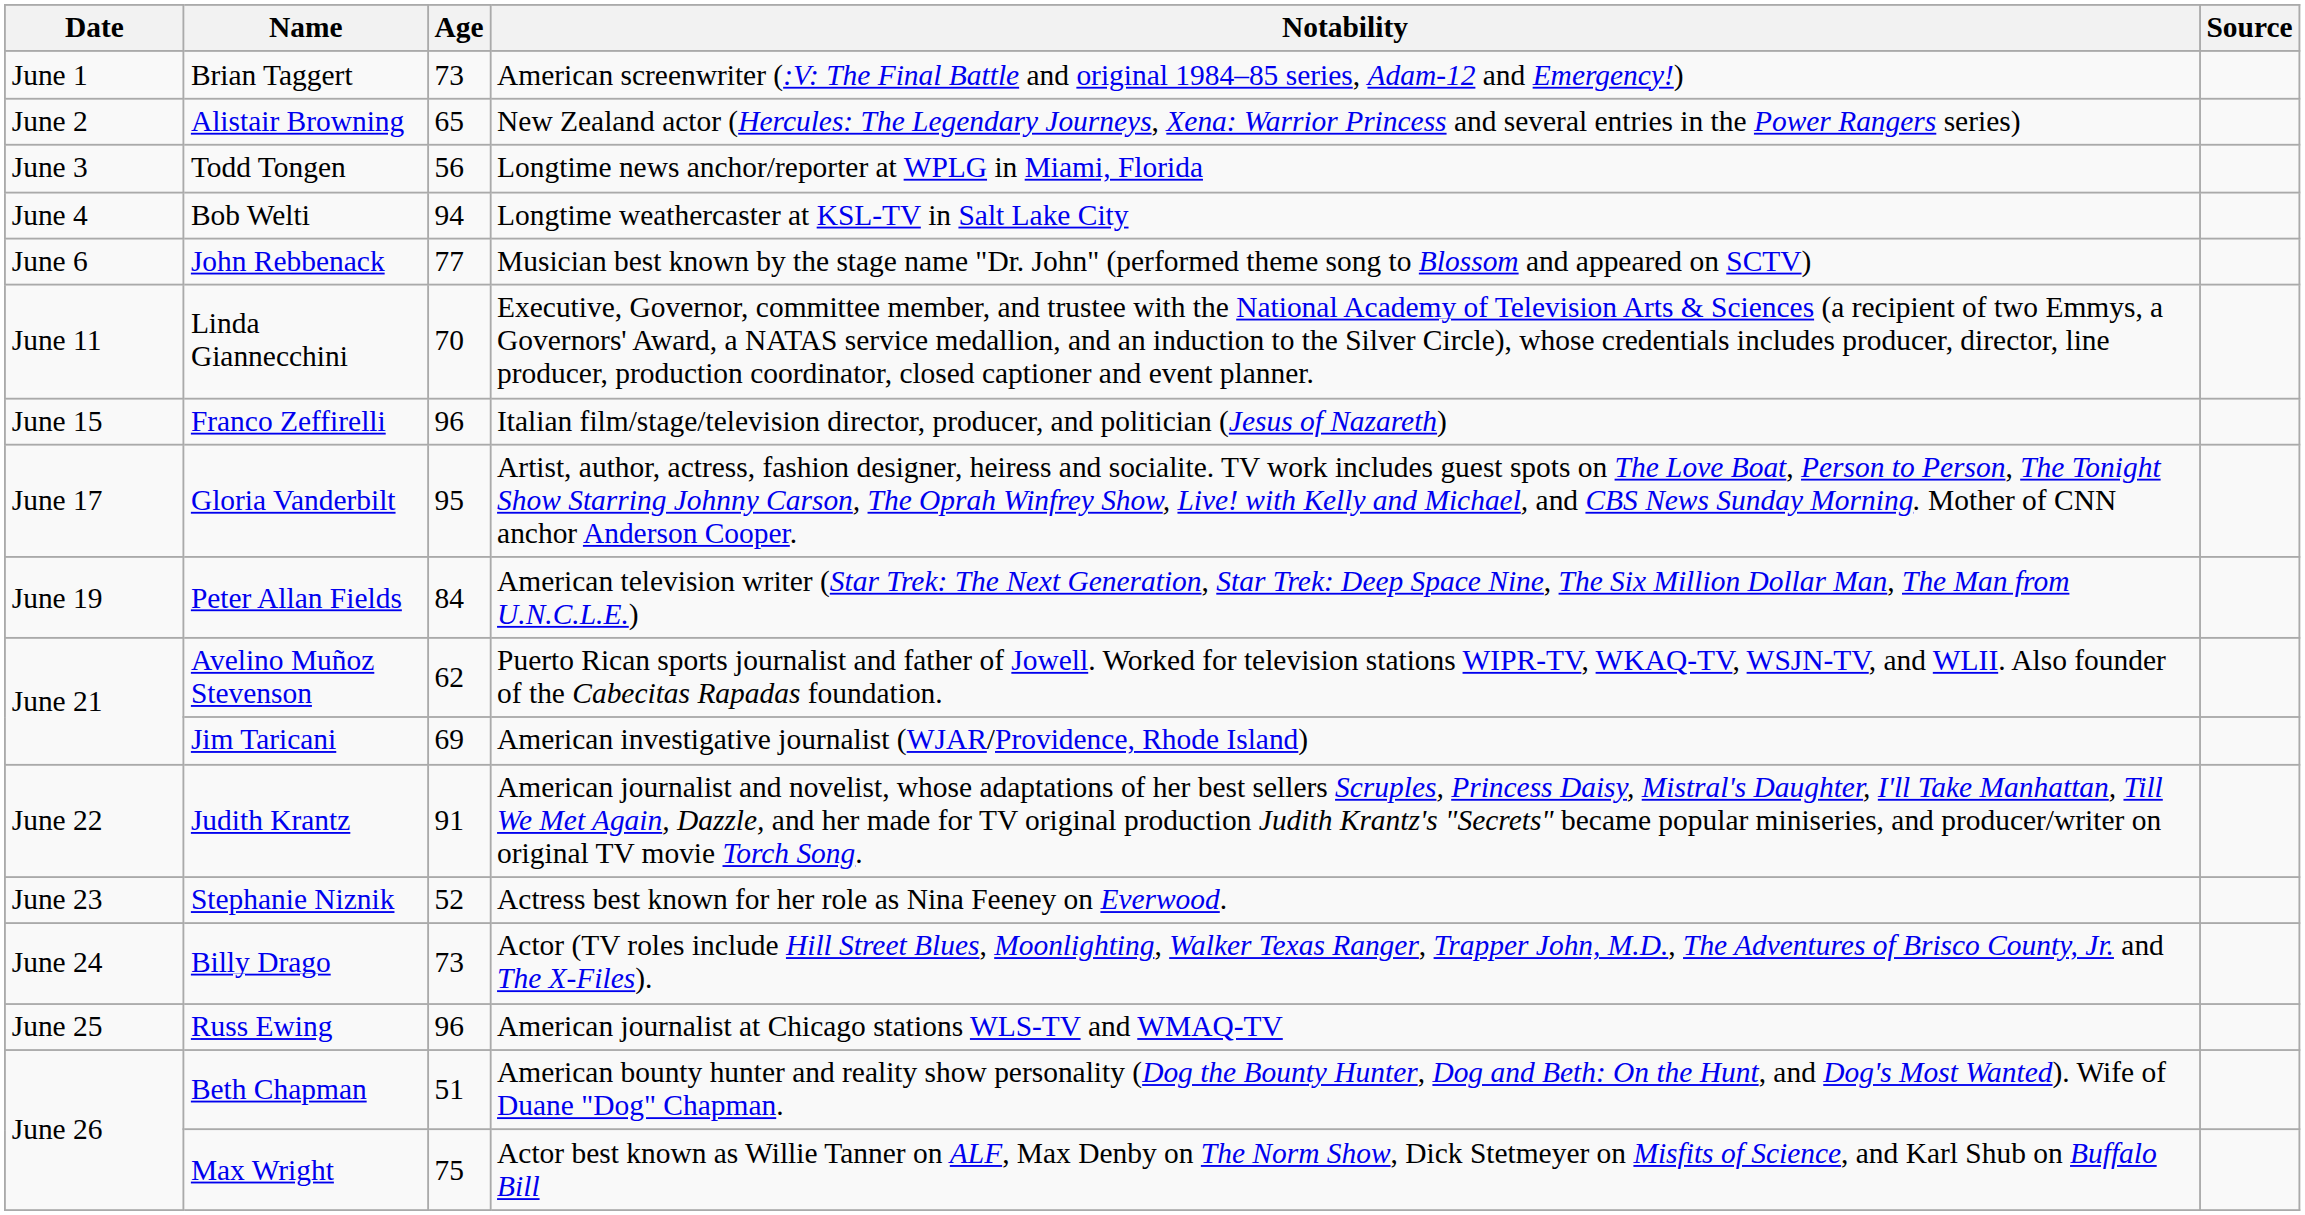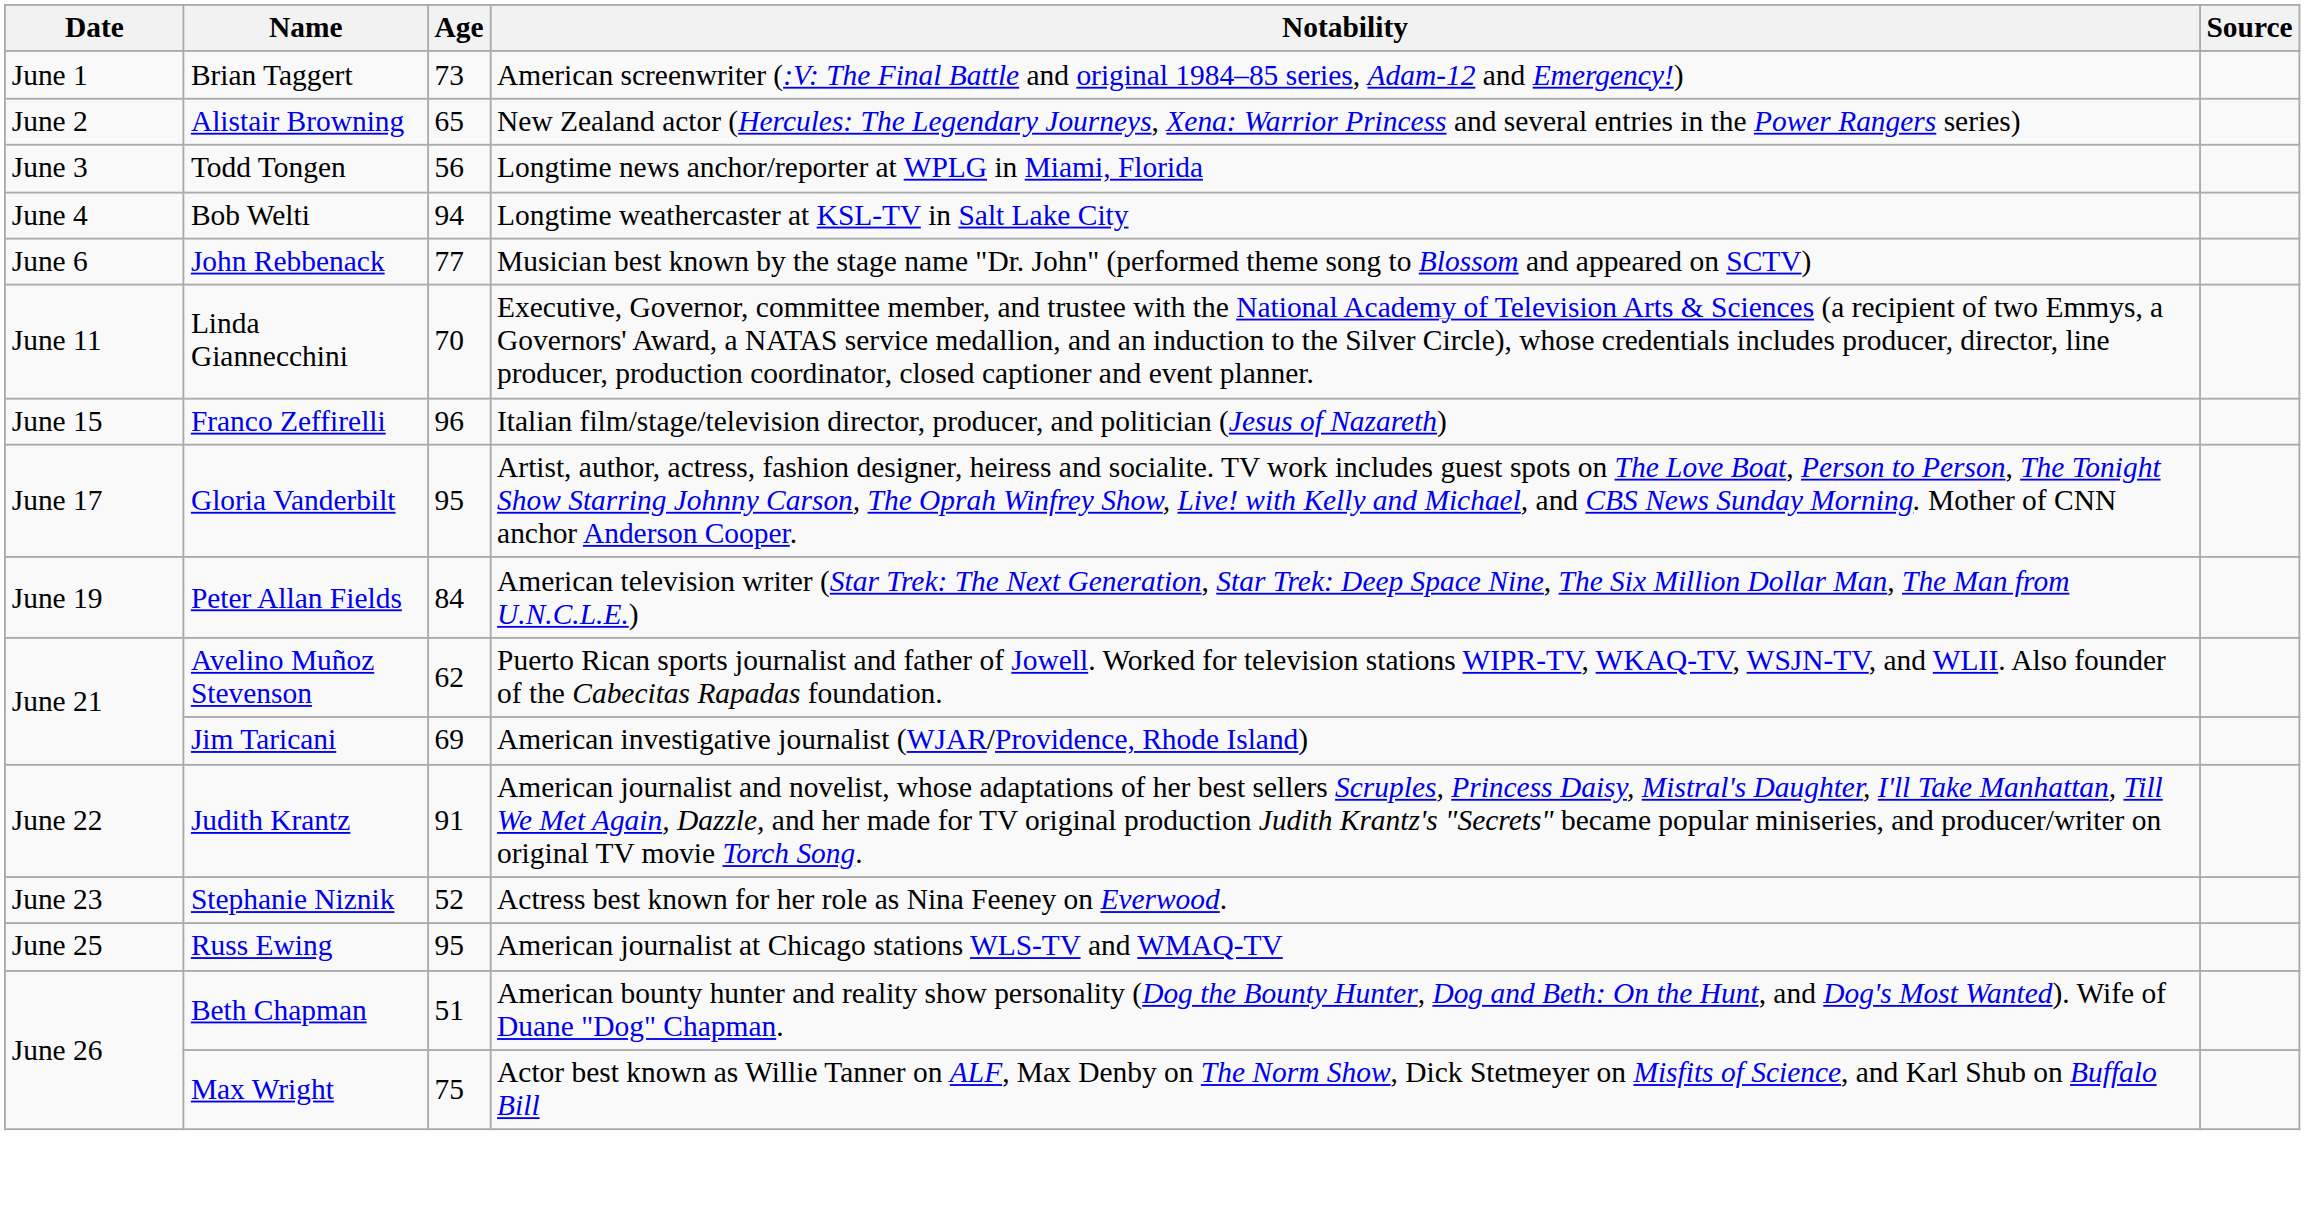- row: (261, 963)
(449, 1026) 96 -> (449, 946) 95
